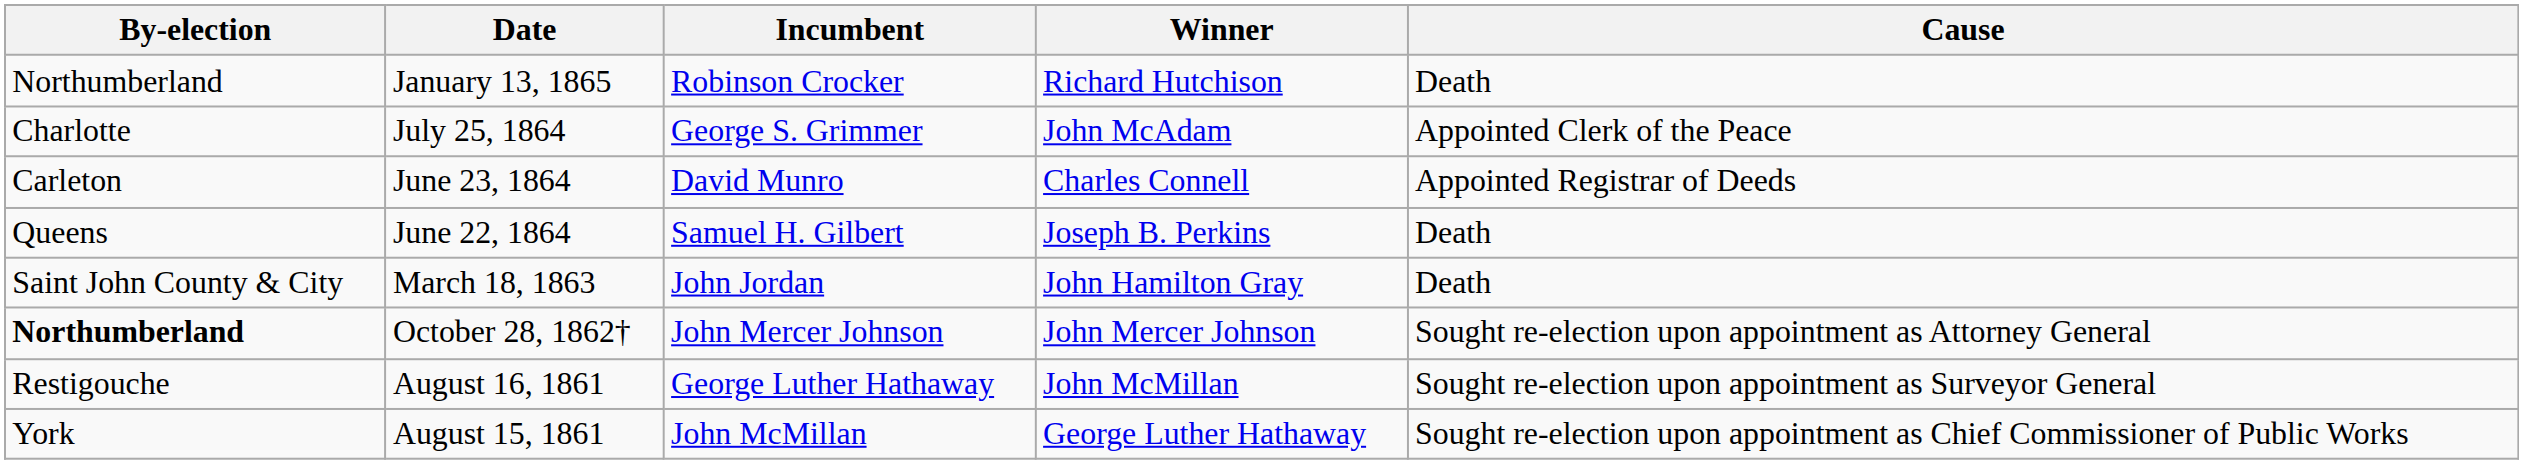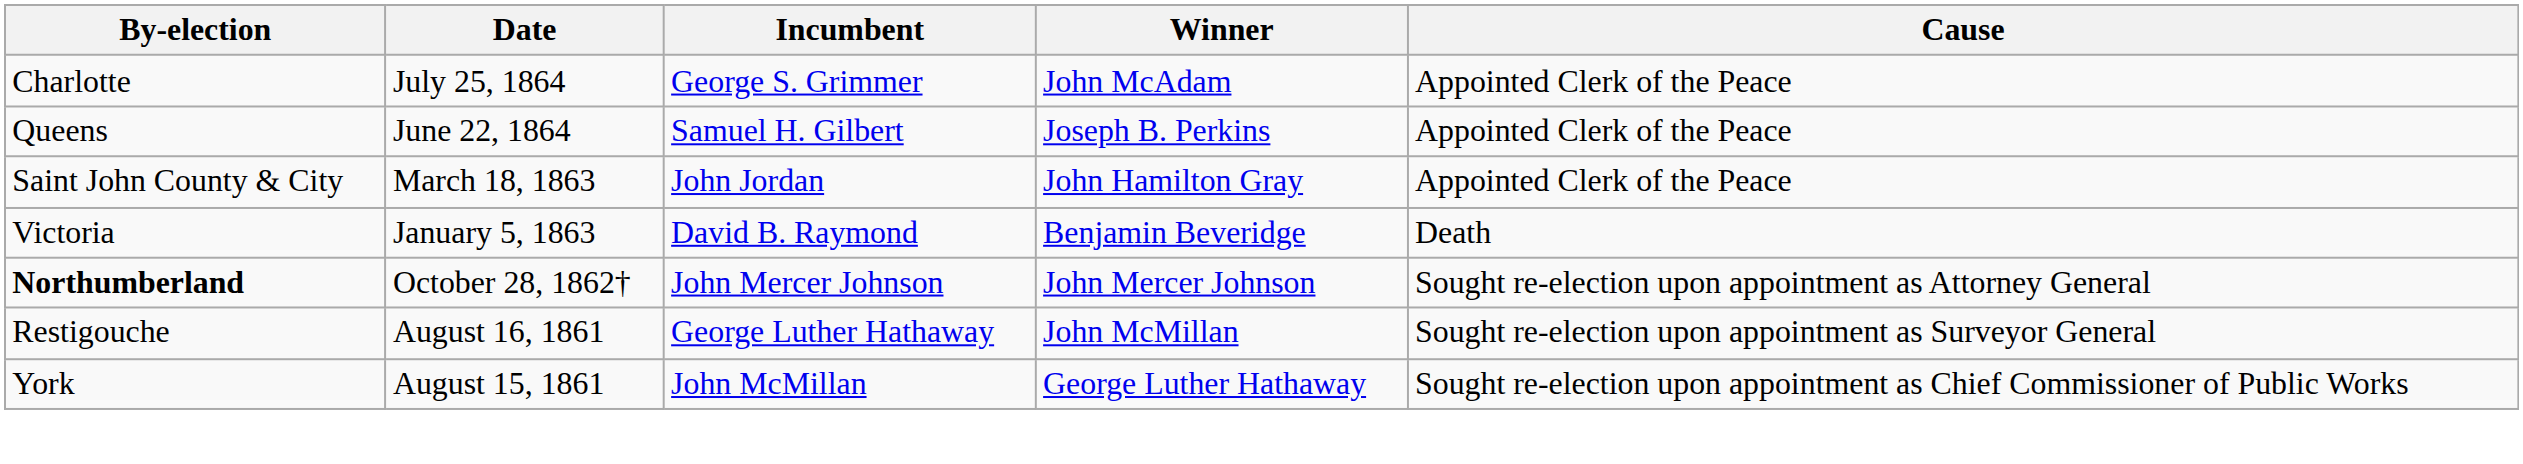- row: (502, 80)
- row: (482, 181)
(1453, 231) Death -> (1603, 130) Appointed Clerk of the Peace
(1453, 282) Death -> (1603, 181) Appointed Clerk of the Peace
+ row: (494, 231)
